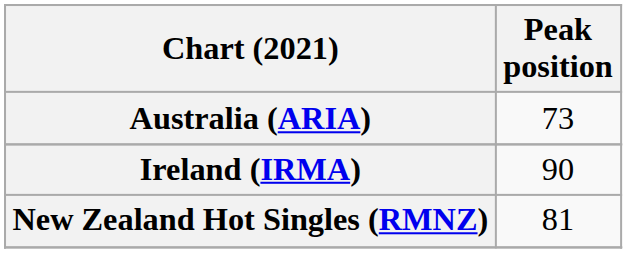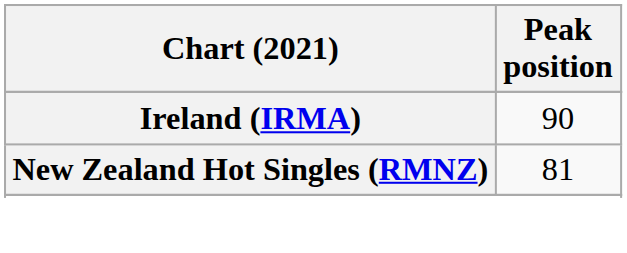- row: (250, 117)
